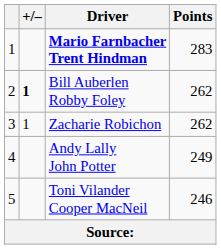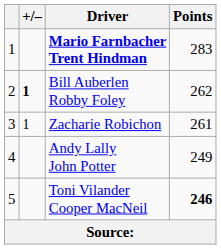(201, 124) 262 -> (201, 124) 261
(201, 199) normal -> (201, 199) bold
